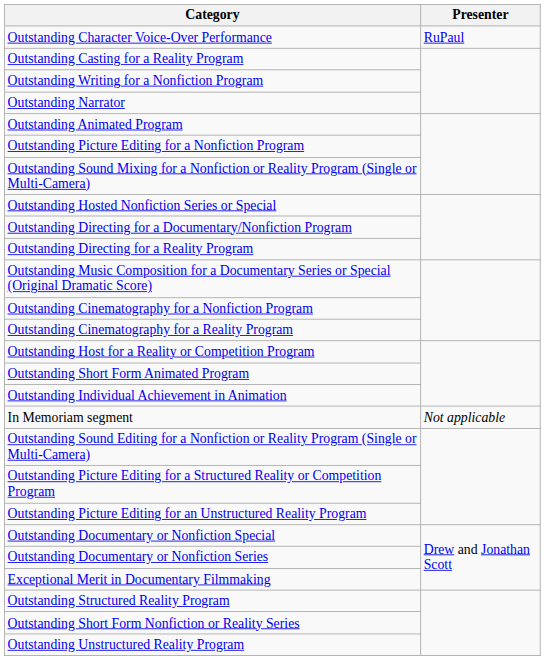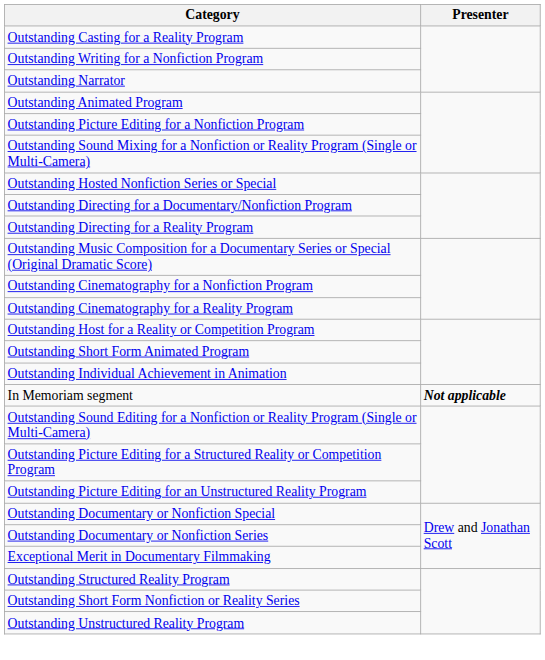- row: (140, 37)
(464, 417) normal -> (465, 395) bold
